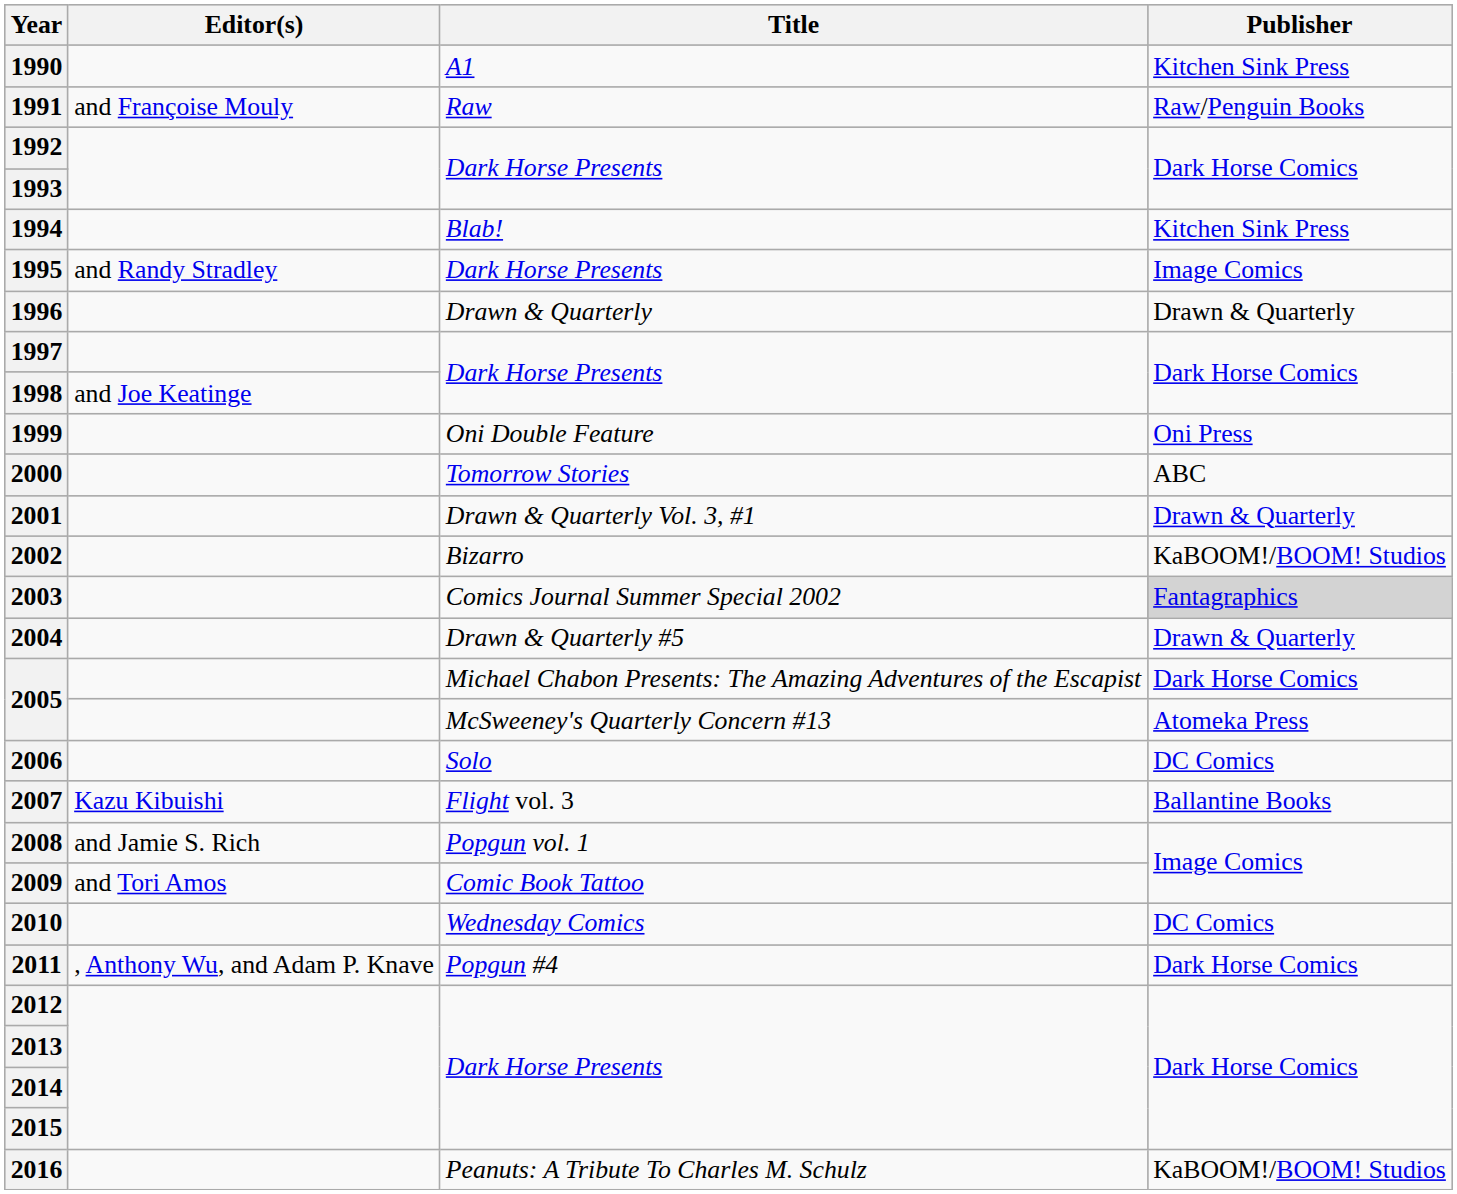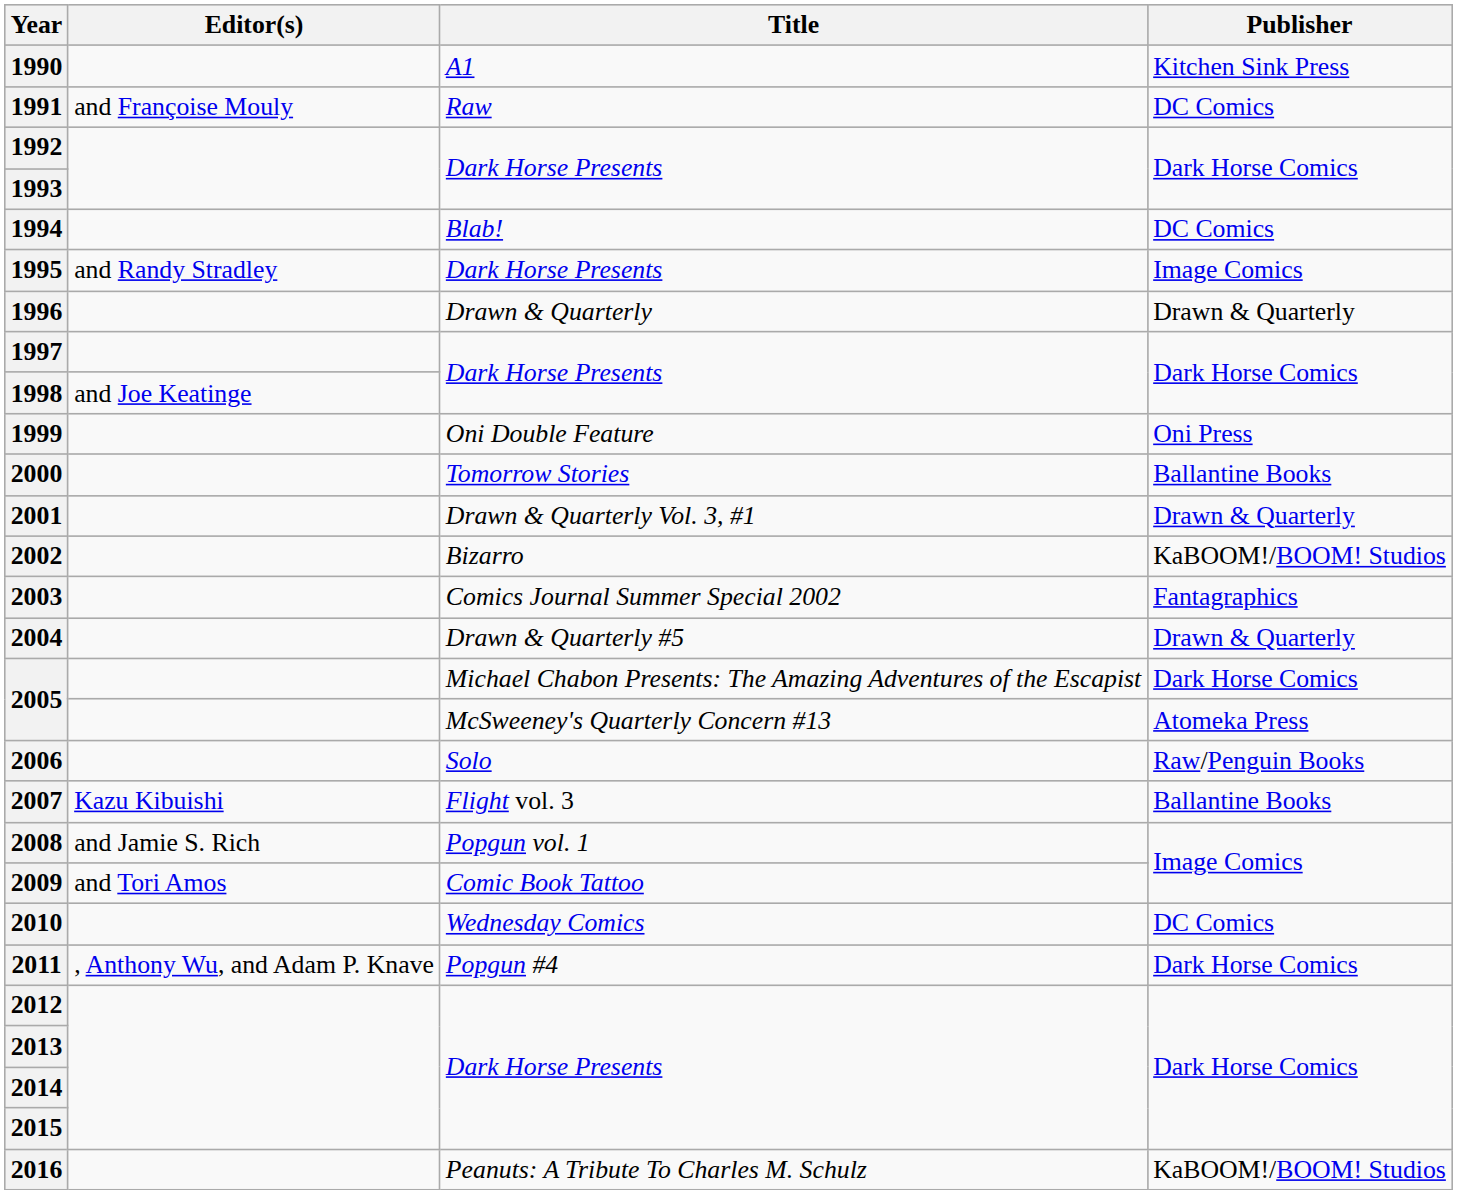(1259, 106) Raw/Penguin Books -> (1214, 106) DC Comics
(1251, 229) Kitchen Sink Press -> (1214, 229) DC Comics
(1180, 474) ABC -> (1242, 474) Ballantine Books
(1225, 596) lightgrey background -> (1225, 596) no background
(1214, 760) DC Comics -> (1259, 760) Raw/Penguin Books
